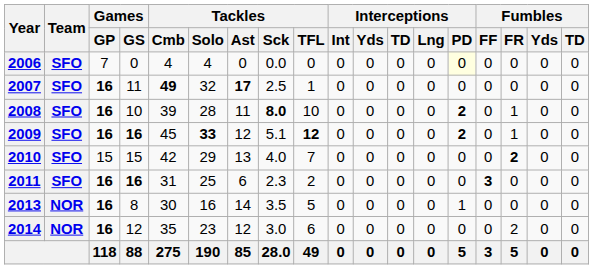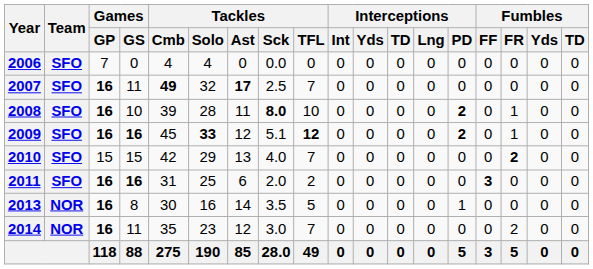(462, 63) lightyellow background -> (462, 63) no background
(311, 87) 1 -> (311, 87) 7
(276, 181) 2.3 -> (276, 181) 2.0
(134, 228) 12 -> (134, 228) 11
(311, 228) 6 -> (311, 228) 7
